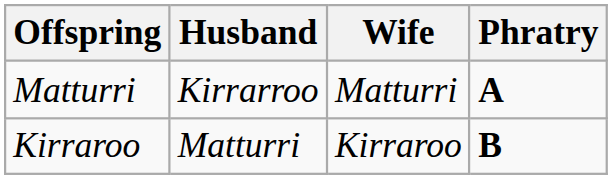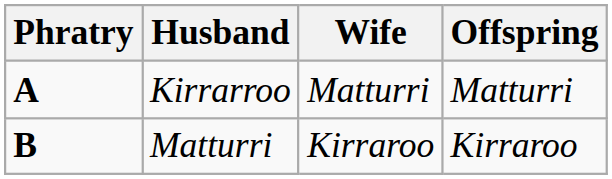columns swapped: (538, 32) <-> (87, 32)
